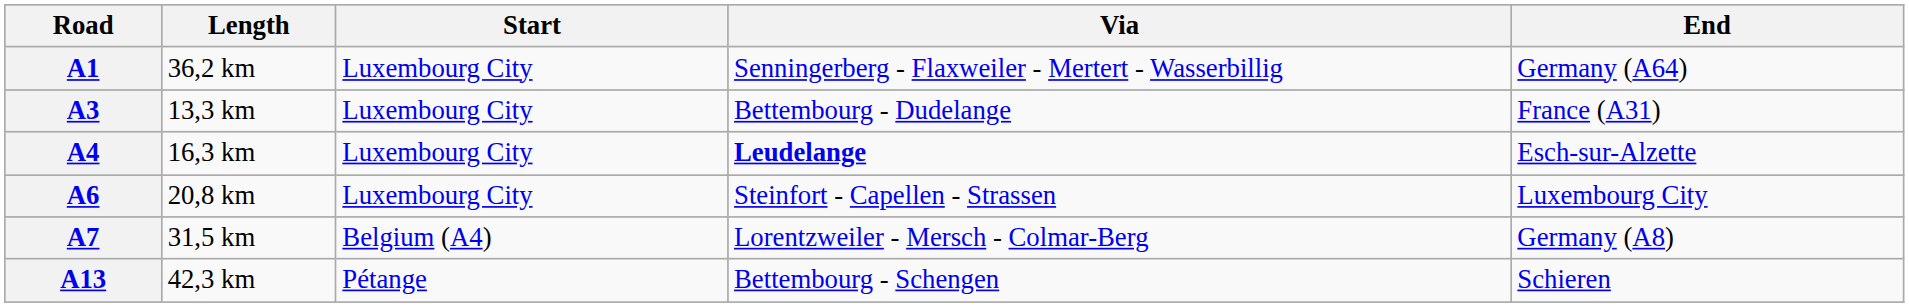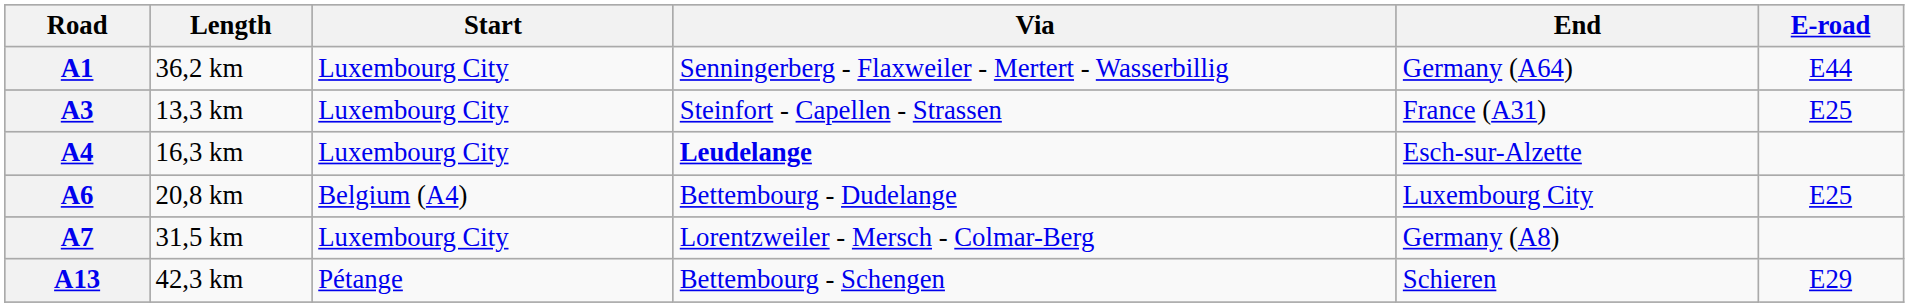+ column: (1831, 25)
(873, 110) Bettembourg - Dudelange -> (841, 110) Steinfort - Capellen - Strassen
(437, 195) Luxembourg City -> (393, 195) Belgium (A4)
(895, 195) Steinfort - Capellen - Strassen -> (818, 195) Bettembourg - Dudelange
(417, 237) Belgium (A4) -> (413, 237) Luxembourg City
